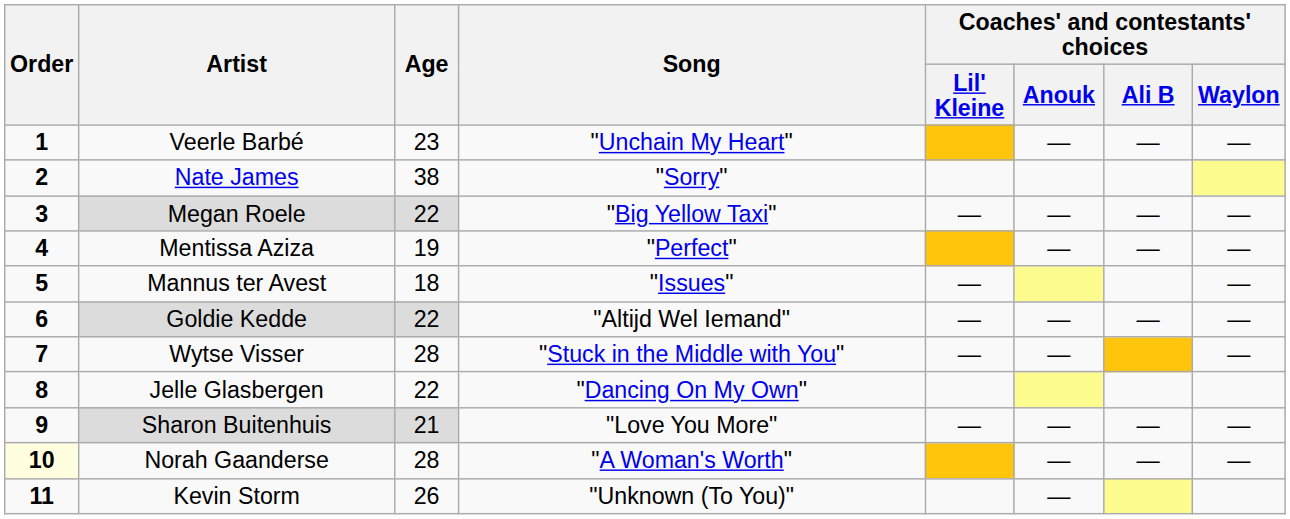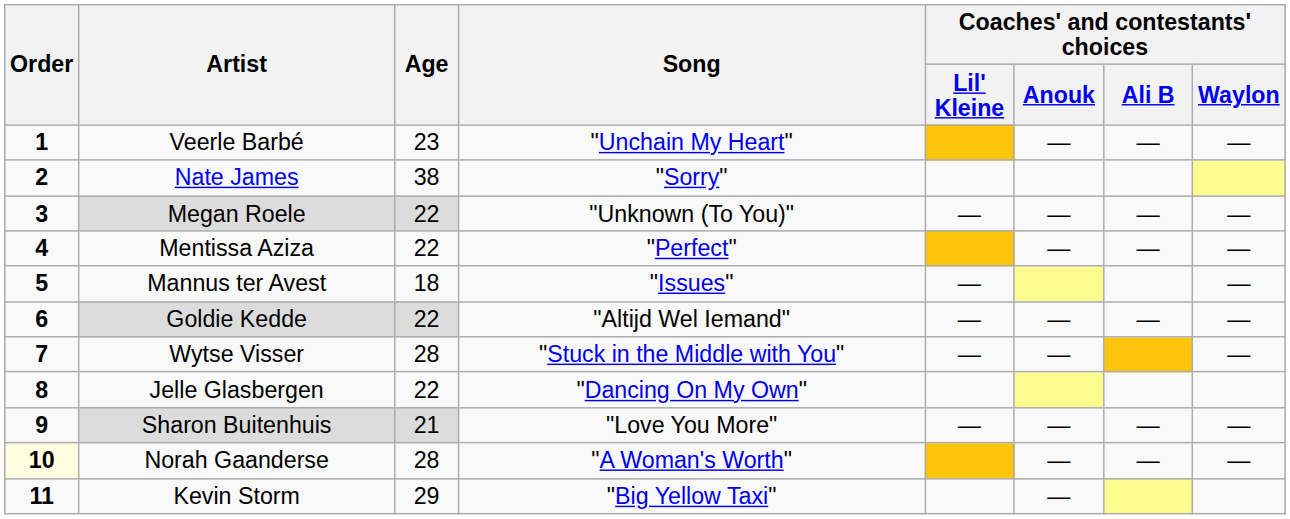(692, 213) "Big Yellow Taxi" -> (692, 213) "Unknown (To You)"
(427, 248) 19 -> (427, 248) 22
(427, 496) 26 -> (427, 496) 29
(692, 496) "Unknown (To You)" -> (692, 496) "Big Yellow Taxi"
